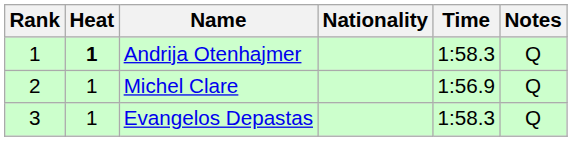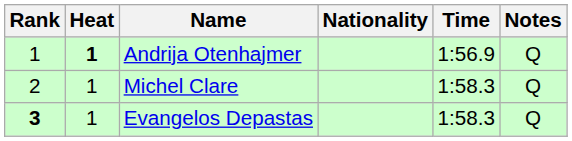(466, 53) 1:58.3 -> (466, 53) 1:56.9
(466, 86) 1:56.9 -> (466, 86) 1:58.3
(35, 119) normal -> (35, 119) bold
